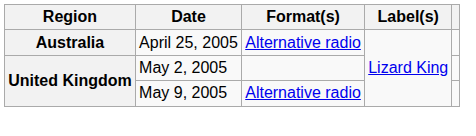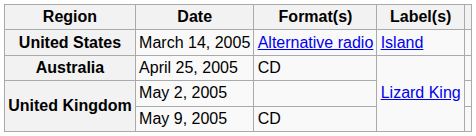+ row: (195, 42)
(303, 42) Alternative radio -> (269, 67) CD
(303, 93) Alternative radio -> (269, 118) CD
